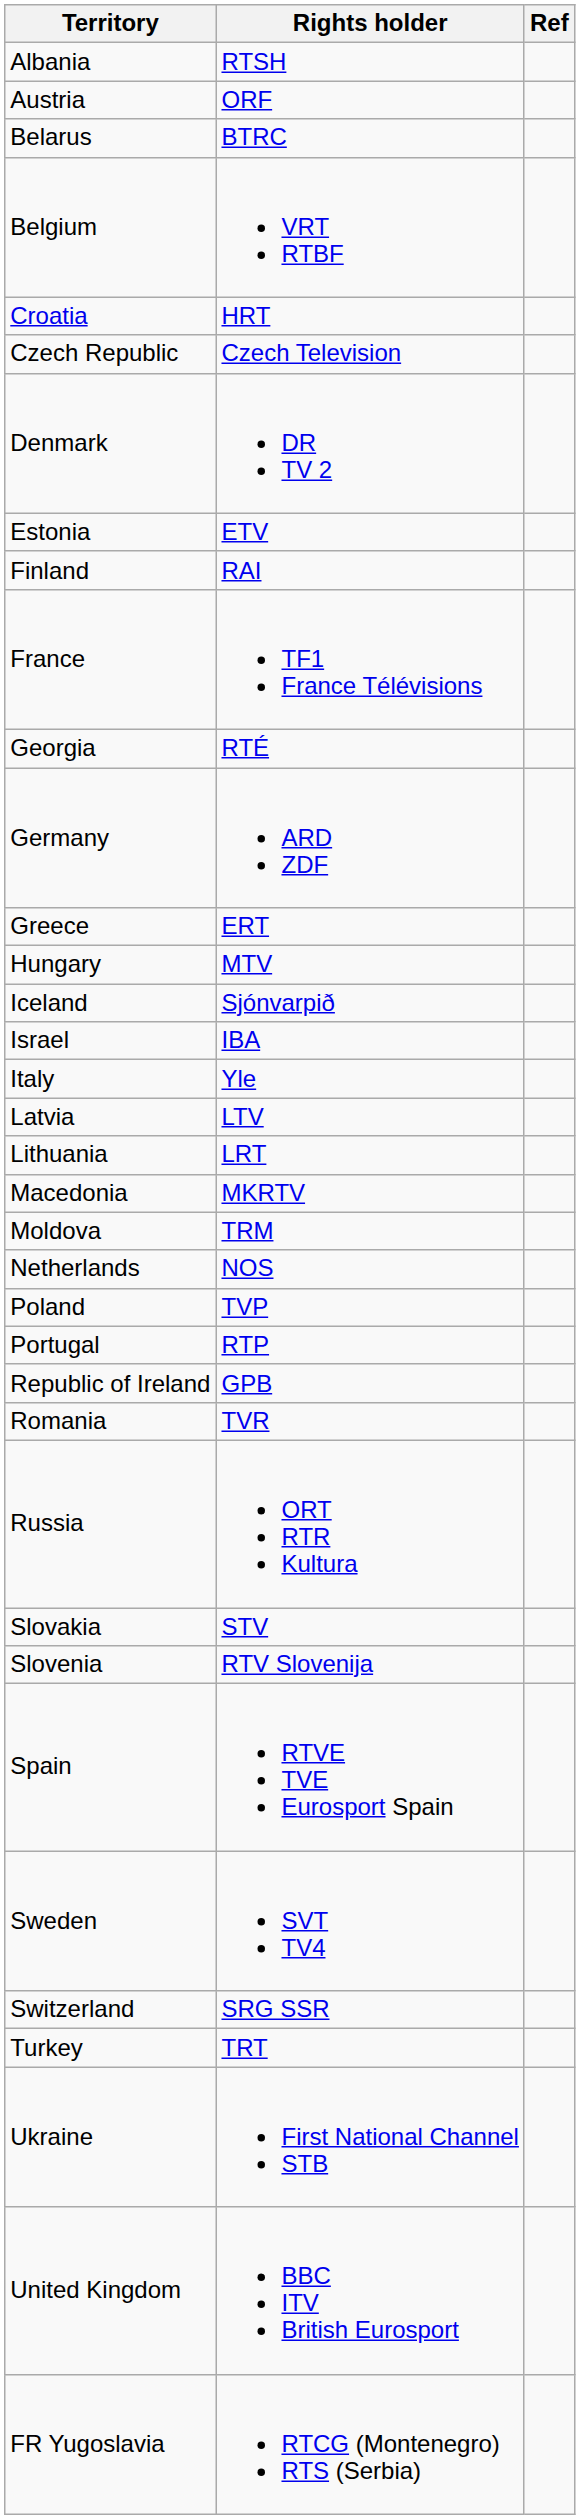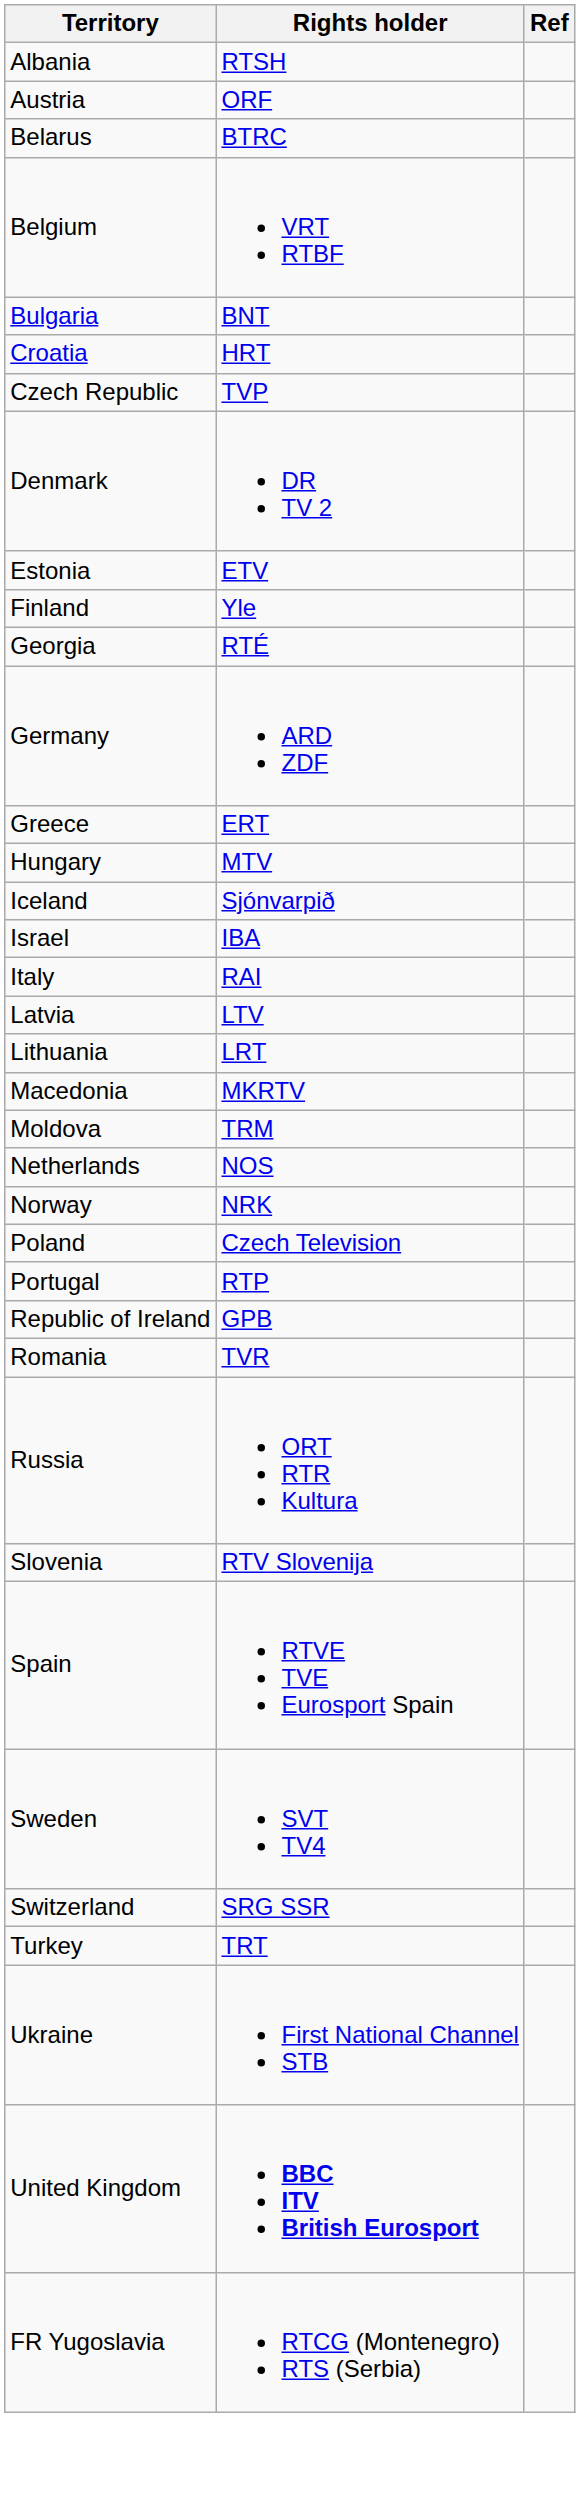+ row: (54, 315)
(311, 353) Czech Television -> (245, 391) TVP
(241, 570) RAI -> (239, 608) Yle
- row: (48, 659)
(239, 1078) Yle -> (241, 976) RAI
+ row: (51, 1204)
(245, 1306) TVP -> (311, 1243) Czech Television
- row: (56, 1626)
(370, 2304) normal -> (370, 2202) bold
